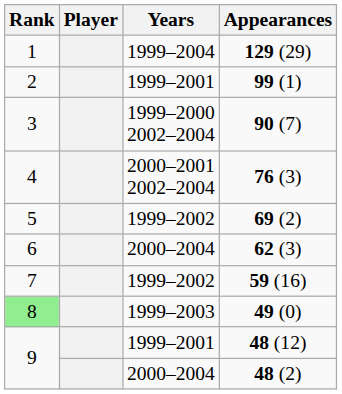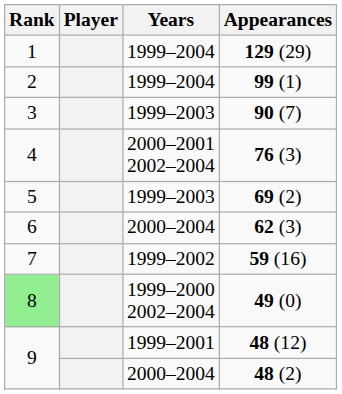(171, 81) 1999–2001 -> (171, 81) 1999–2004
(171, 123) 1999–2000 2002–2004 -> (171, 112) 1999–2003
(171, 218) 1999–2002 -> (171, 196) 1999–2003
(171, 311) 1999–2003 -> (171, 300) 1999–2000 2002–2004
